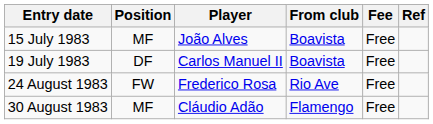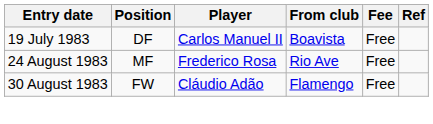- row: (49, 38)
(143, 84) FW -> (143, 61) MF
(143, 107) MF -> (143, 84) FW
